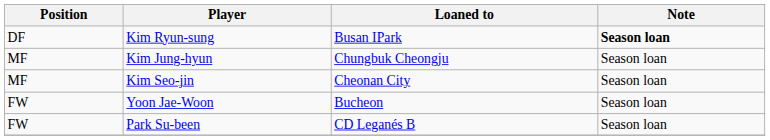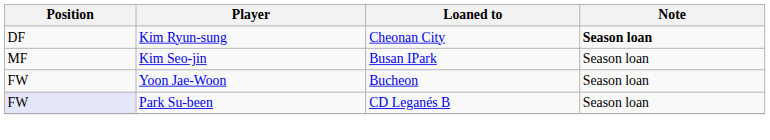(368, 37) Busan IPark -> (407, 37) Cheonan City
- row: (169, 59)
(372, 80) Cheonan City -> (403, 59) Busan IPark
(18, 124) no background -> (18, 102) lavender background
